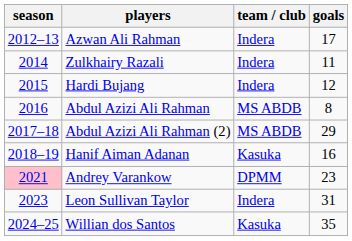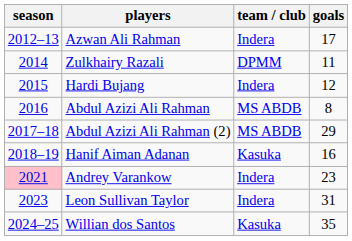(256, 62) Indera -> (259, 62) DPMM
(259, 177) DPMM -> (256, 177) Indera
